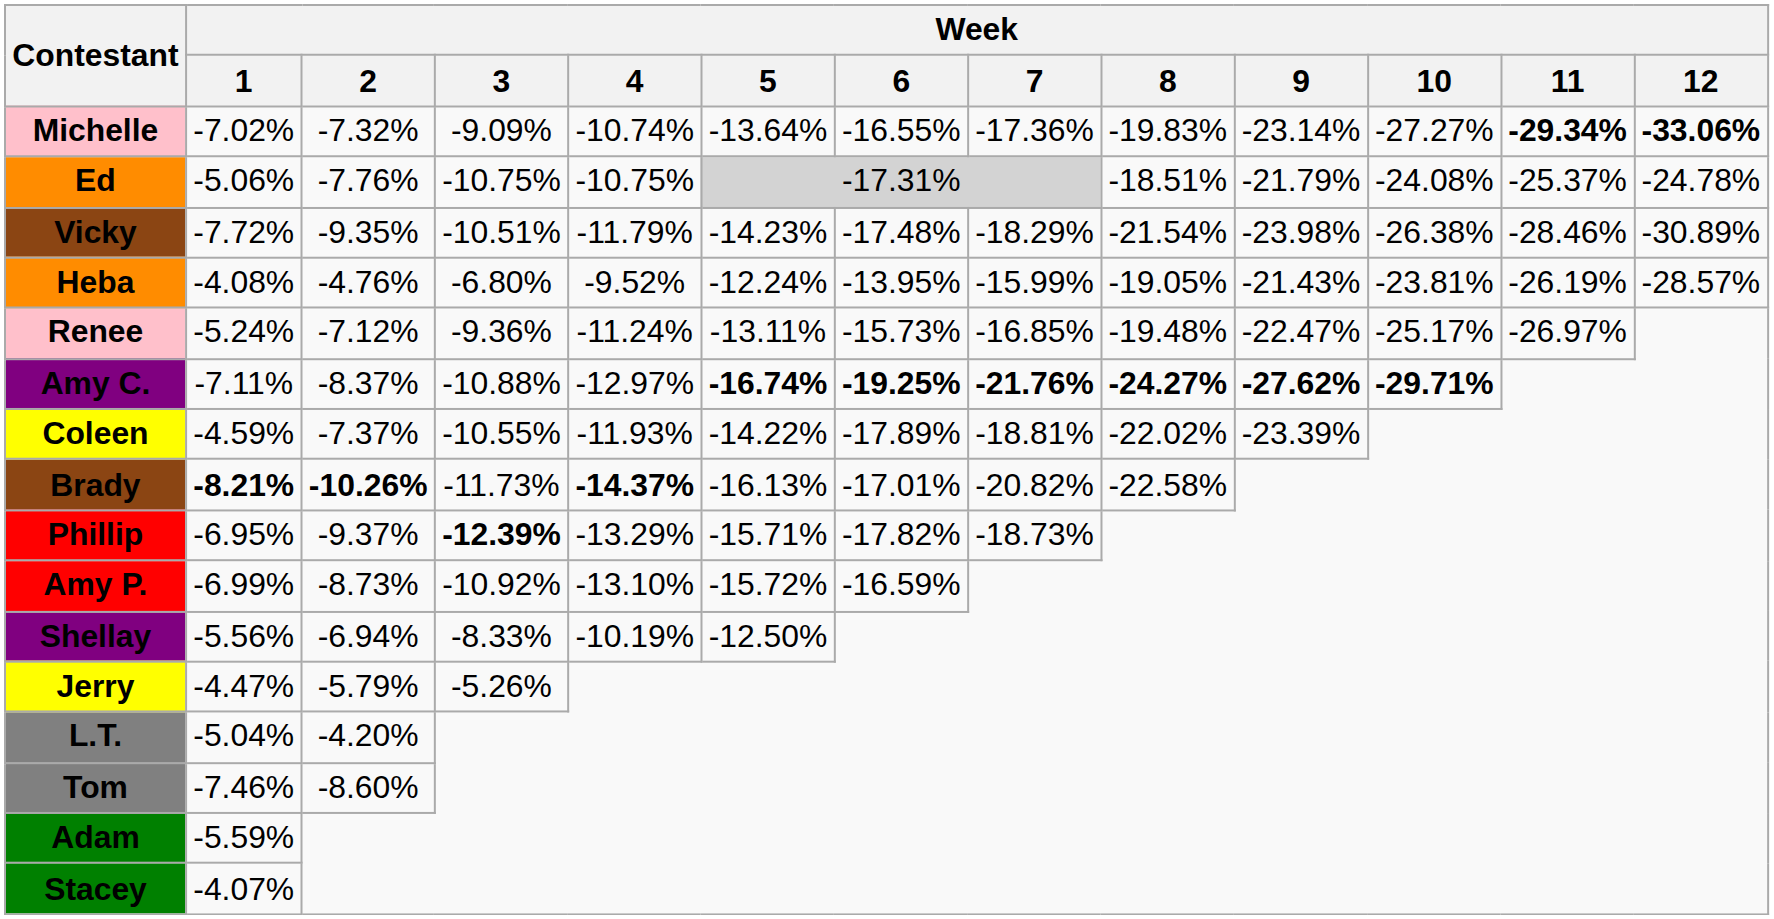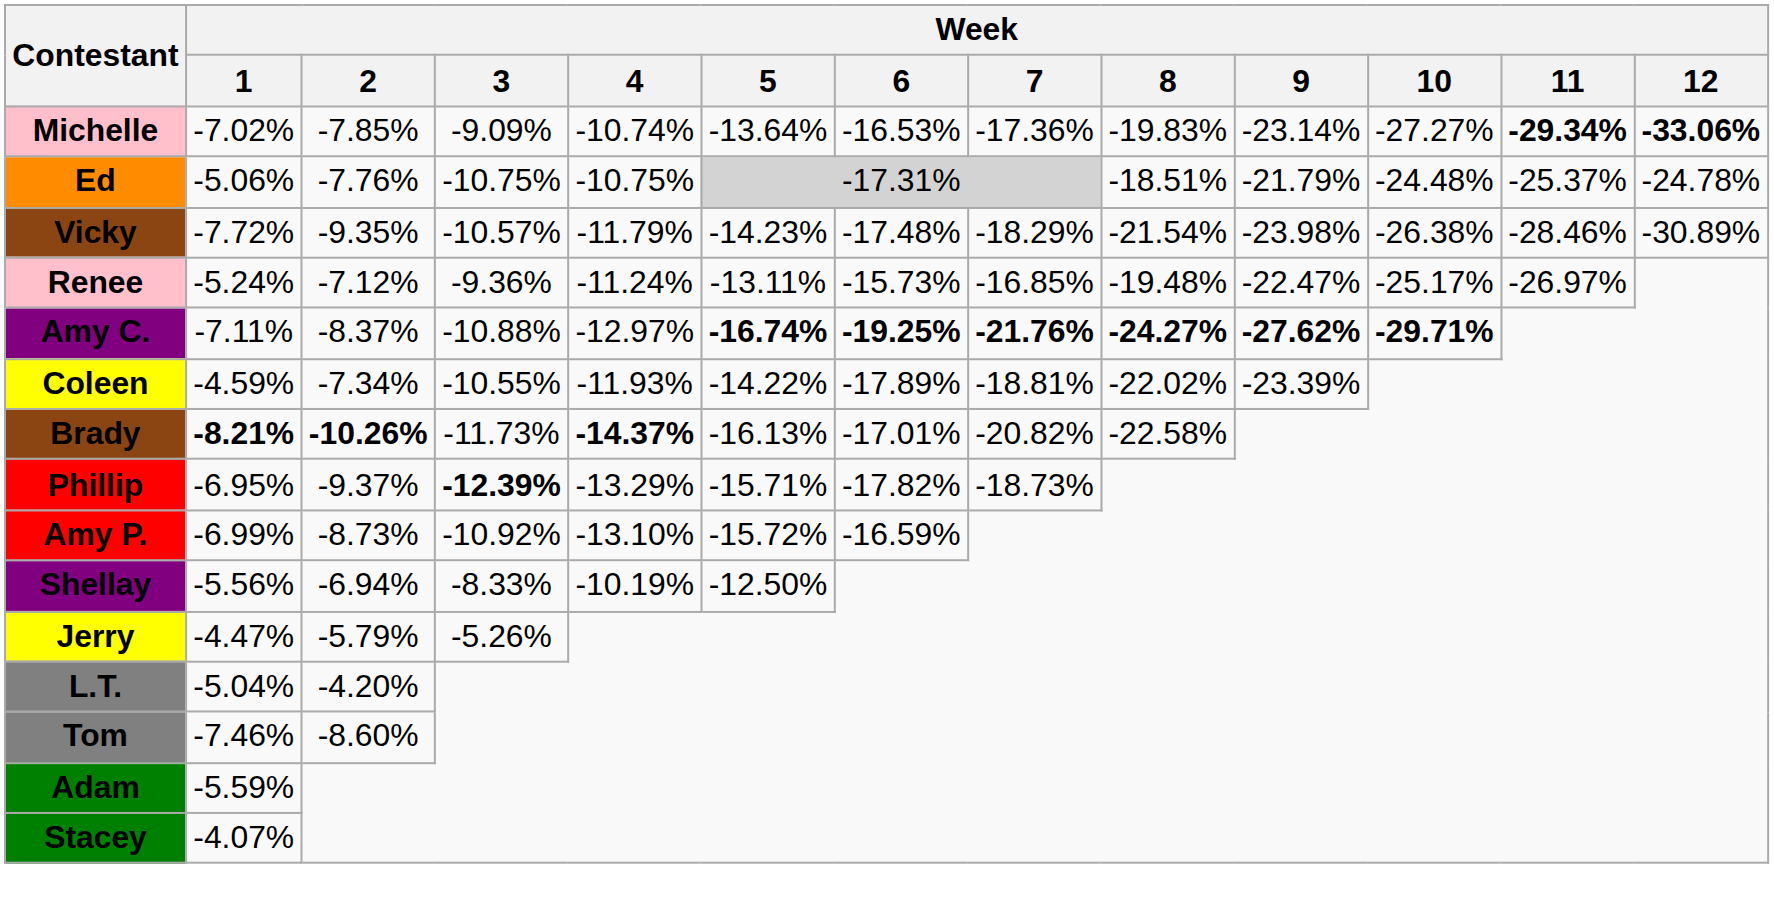(368, 130) -7.32% -> (368, 130) -7.85%
(901, 130) -16.55% -> (901, 130) -16.53%
(1434, 181) -24.08% -> (1434, 181) -24.48%
(501, 231) -10.51% -> (501, 231) -10.57%
- row: (95, 282)
(368, 433) -7.37% -> (368, 383) -7.34%
